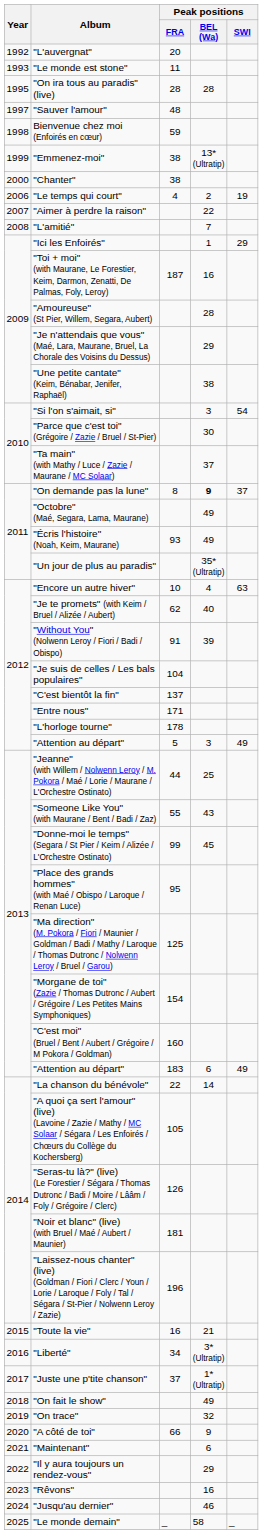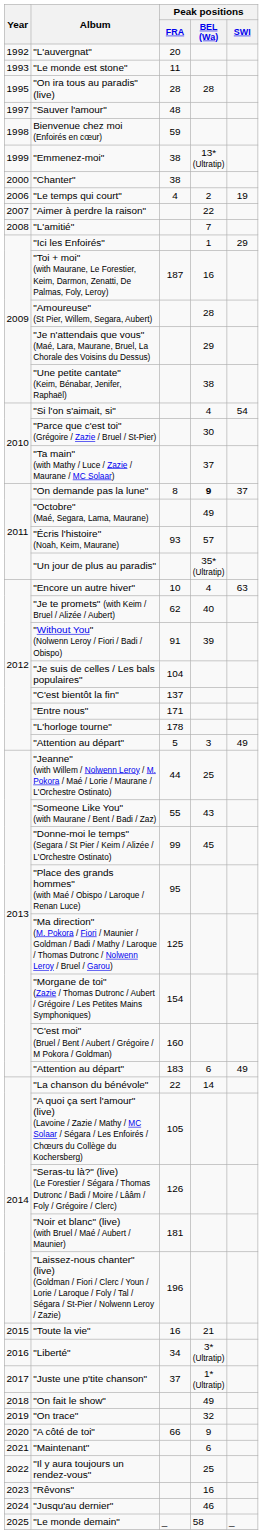(209, 410) 3 -> (209, 410) 4
(209, 539) 49 -> (209, 539) 57
(209, 1469) 29 -> (209, 1469) 25
